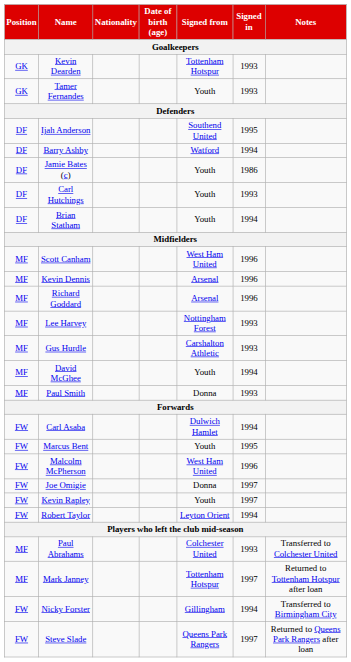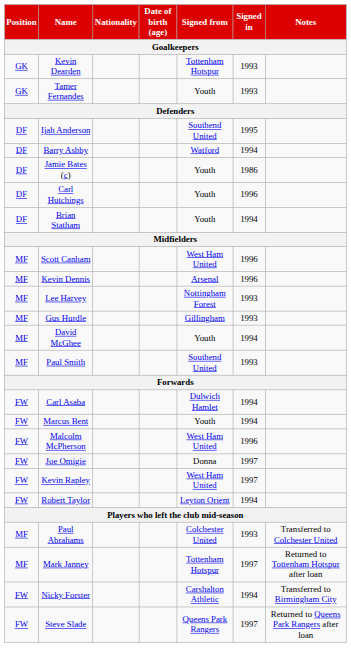(249, 195) 1993 -> (249, 195) 1996
- row: (66, 298)
(205, 348) Carshalton Athletic -> (205, 318) Gillingham
(205, 393) Donna -> (205, 363) Southend United
(249, 447) 1995 -> (249, 422) 1994
(205, 500) Youth -> (205, 481) West Ham United
(205, 609) Gillingham -> (205, 595) Carshalton Athletic
